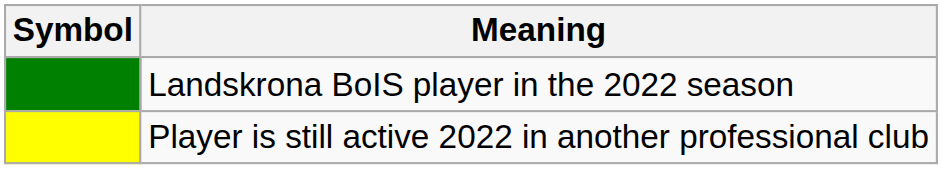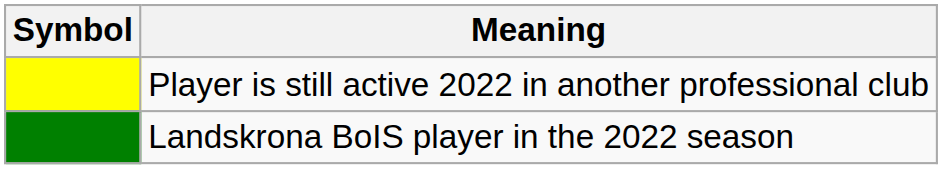rows swapped: (471, 83) <-> (539, 136)
